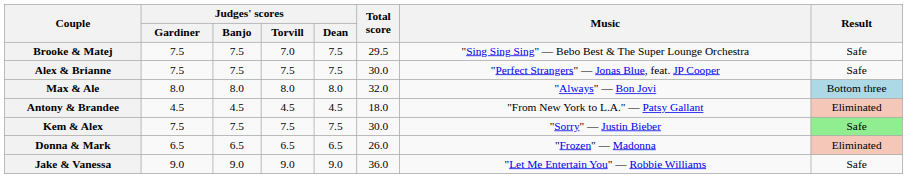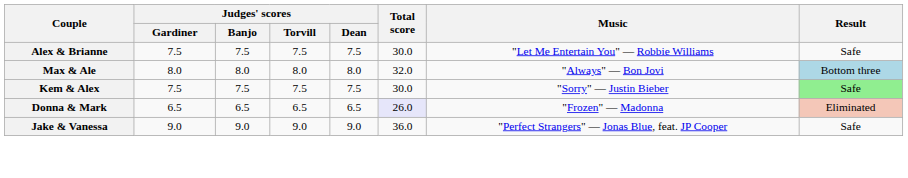- row: (73, 51)
(605, 70) "Perfect Strangers" — Jonas Blue, feat. JP Cooper -> (613, 51) "Let Me Entertain You" — Robbie Williams
- row: (73, 108)
(378, 145) no background -> (402, 108) lavender background
(605, 164) "Let Me Entertain You" — Robbie Williams -> (613, 126) "Perfect Strangers" — Jonas Blue, feat. JP Cooper
